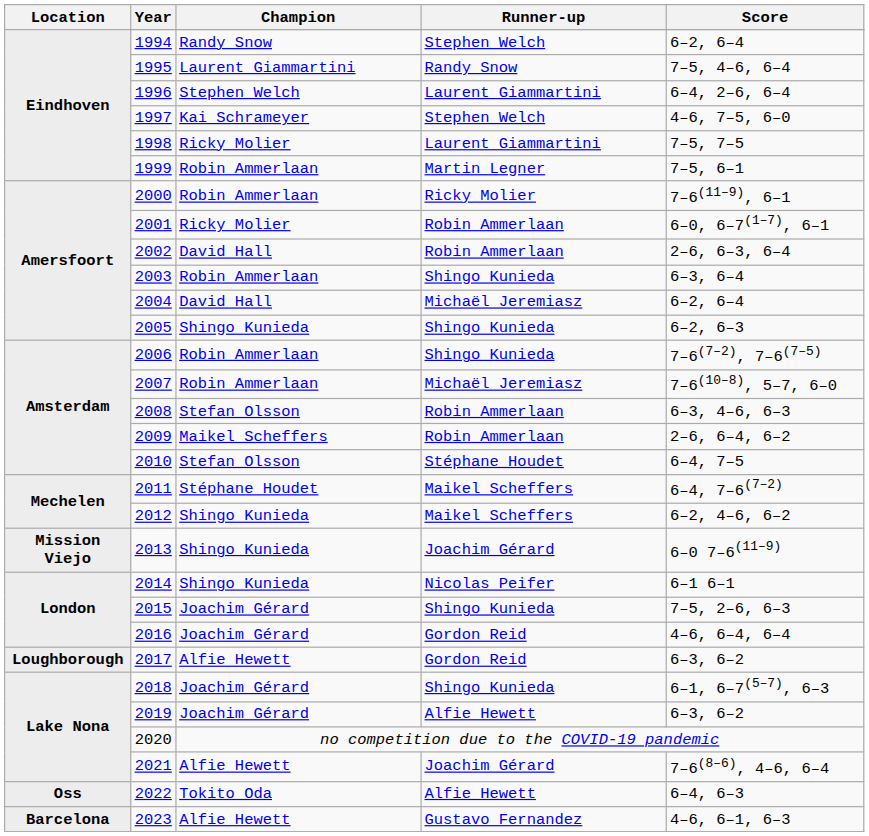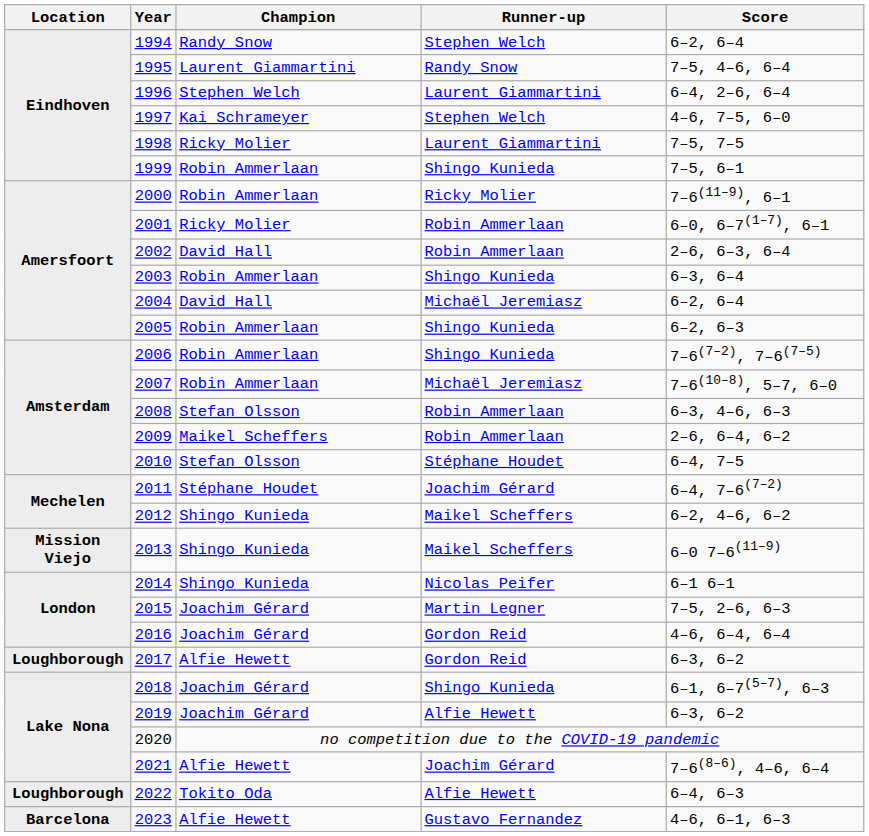(485, 168) Martin Legner -> (490, 168) Shingo Kunieda
(244, 328) Shingo Kunieda -> (249, 328) Robin Ammerlaan
(499, 489) Maikel Scheffers -> (490, 489) Joachim Gérard
(490, 550) Joachim Gérard -> (499, 550) Maikel Scheffers
(490, 610) Shingo Kunieda -> (485, 610) Martin Legner
(68, 794) Oss -> (68, 794) Loughborough
